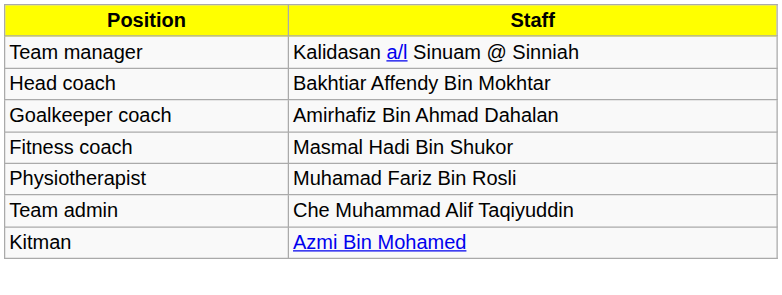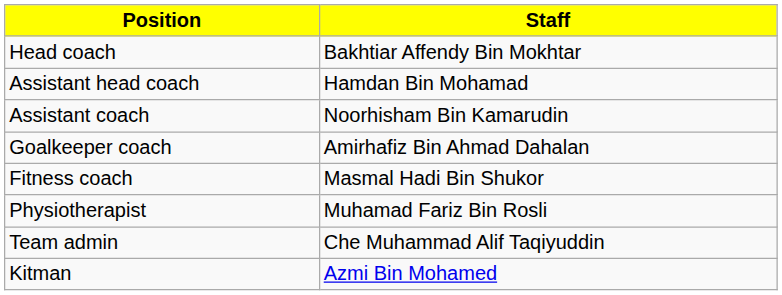- row: (76, 52)
+ row: (104, 83)
+ row: (79, 115)
